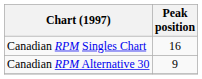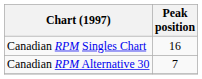(175, 64) 9 -> (175, 64) 7
